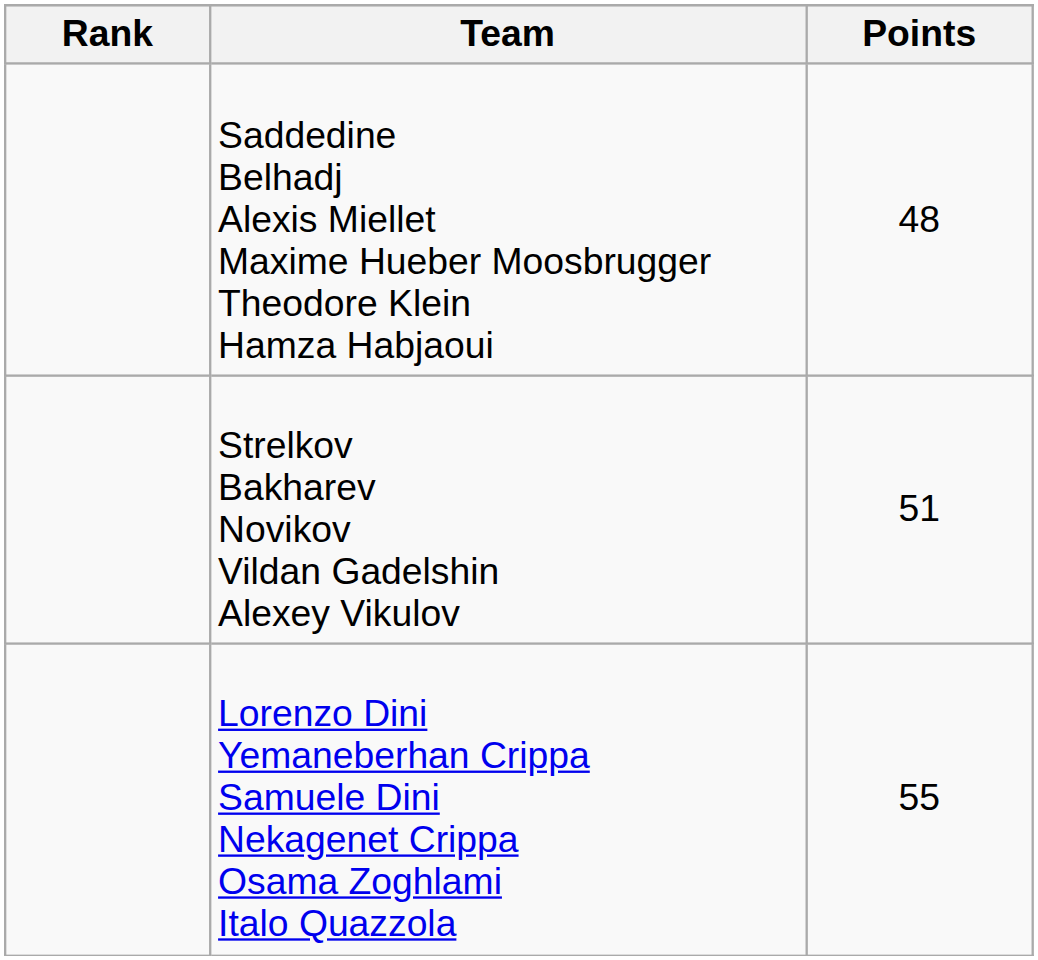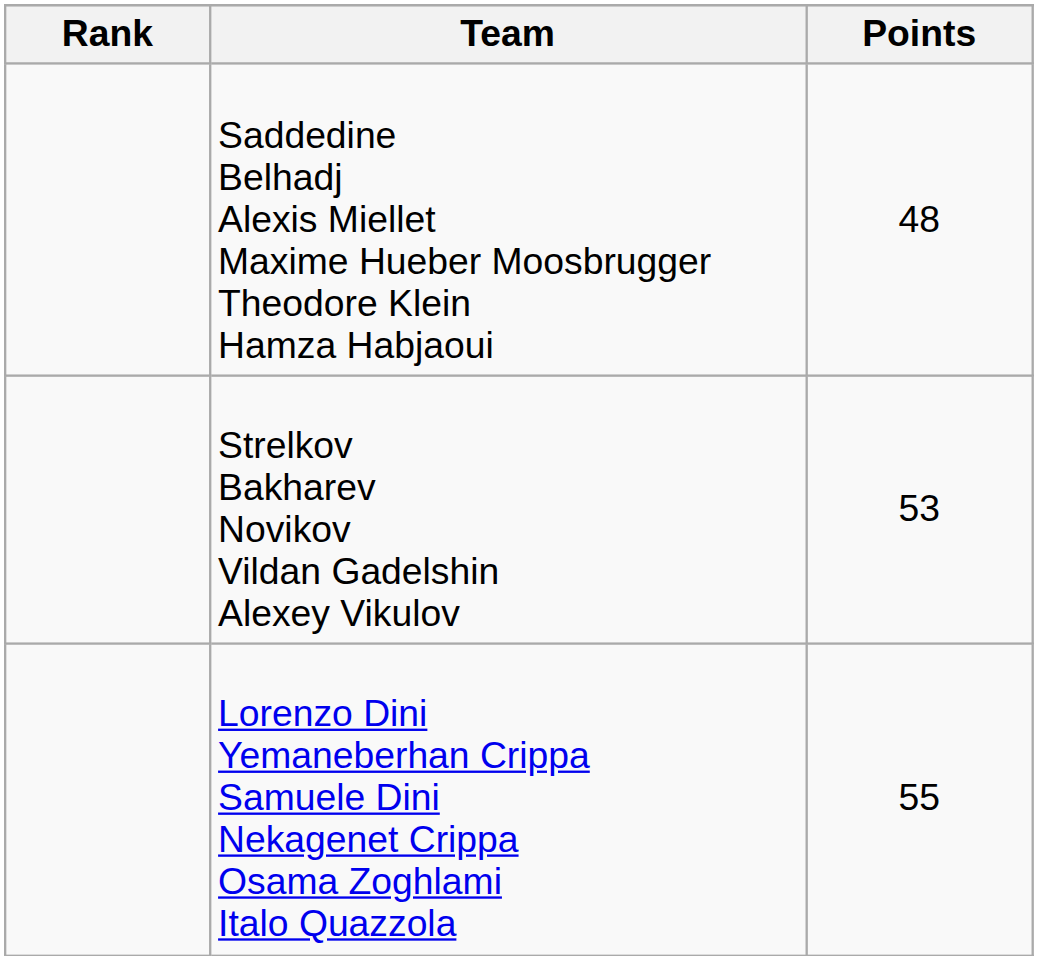(919, 508) 51 -> (919, 508) 53
